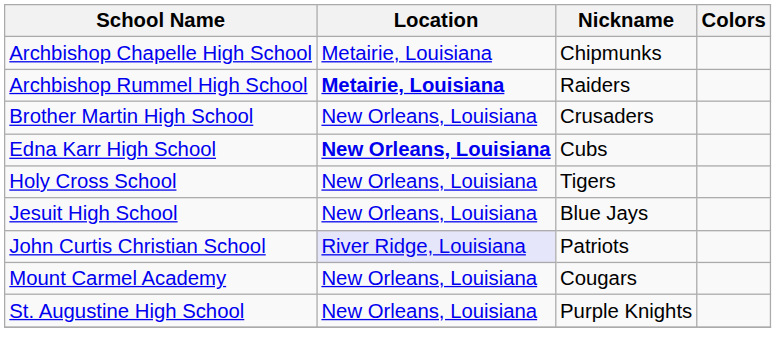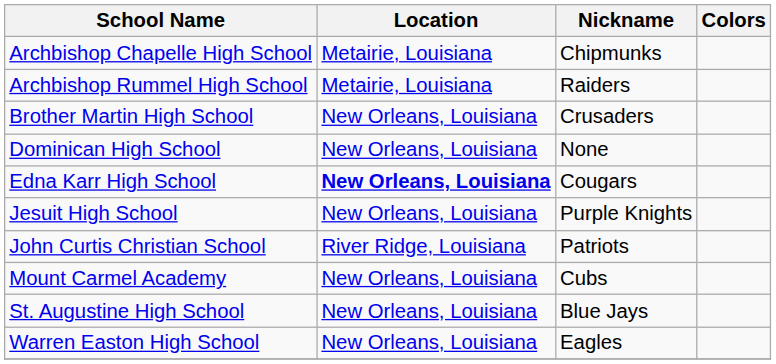(413, 85) bold -> (407, 85) normal
+ row: (115, 149)
(584, 149) Cubs -> (598, 181) Cougars
- row: (93, 181)
(604, 213) Blue Jays -> (626, 213) Purple Knights
(424, 246) lavender background -> (424, 246) no background
(598, 278) Cougars -> (584, 278) Cubs
(626, 310) Purple Knights -> (604, 310) Blue Jays
+ row: (134, 342)
